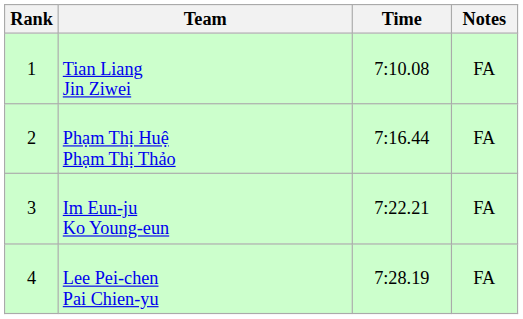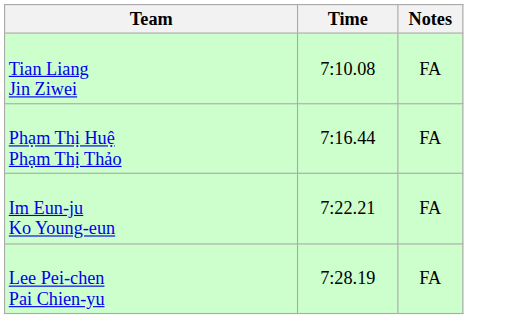- column: (32, 18)
